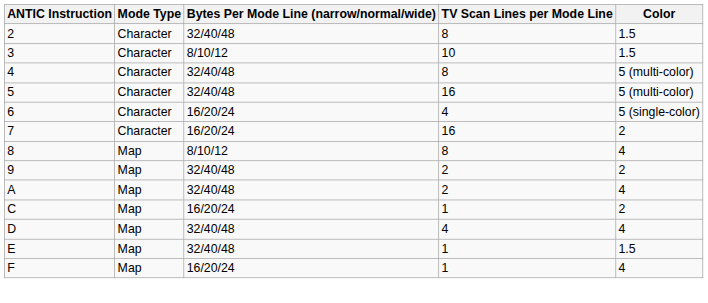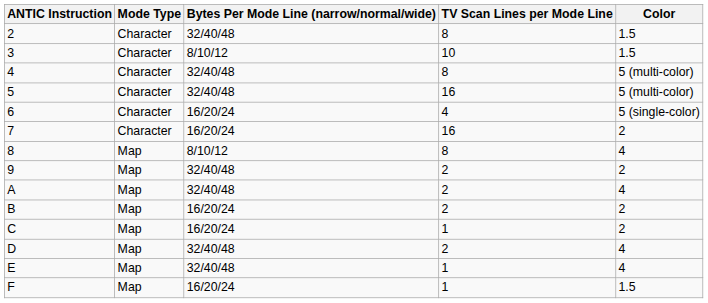+ row: (11, 209)
(445, 229) 4 -> (445, 248) 2
(627, 248) 1.5 -> (622, 268) 4
(622, 268) 4 -> (627, 287) 1.5
